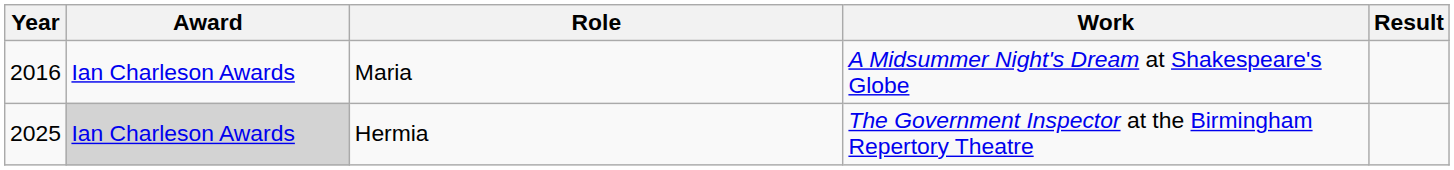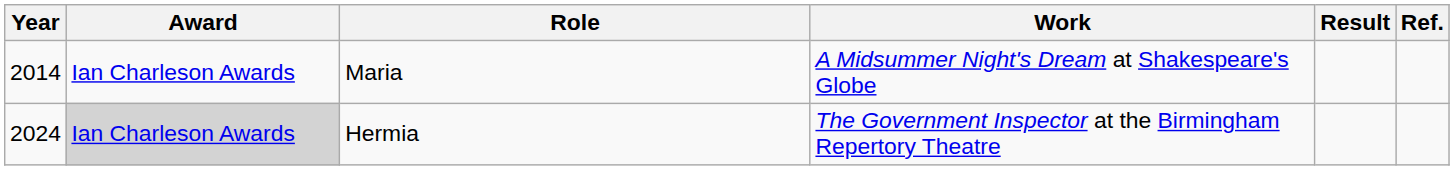+ column: (1422, 22)
(35, 71) 2016 -> (35, 71) 2014
(35, 133) 2025 -> (35, 133) 2024
